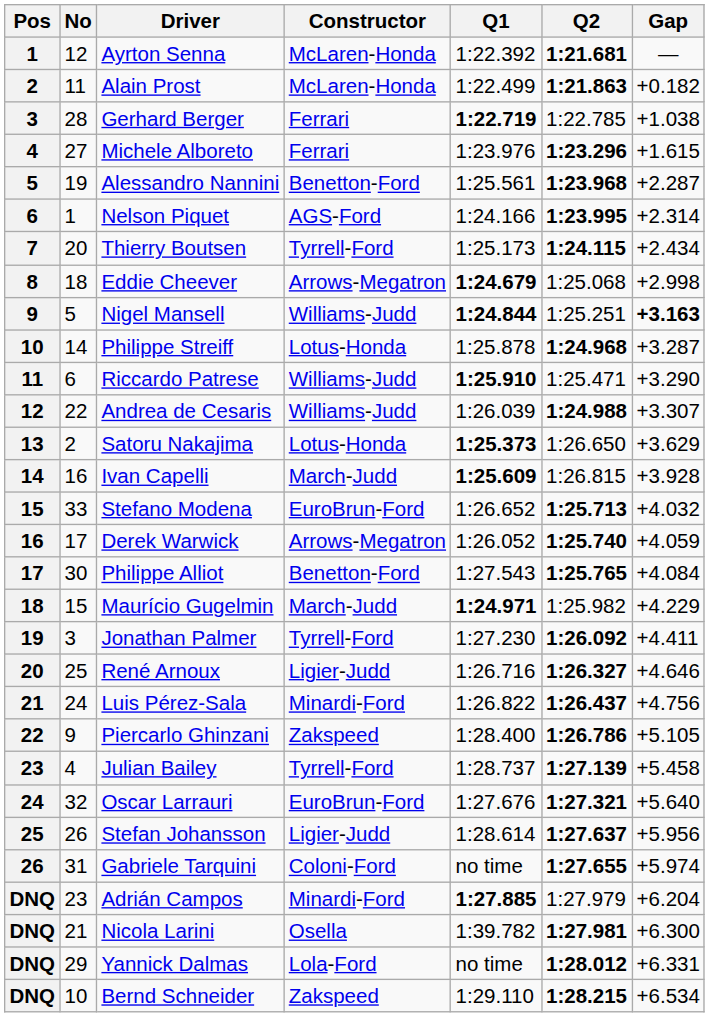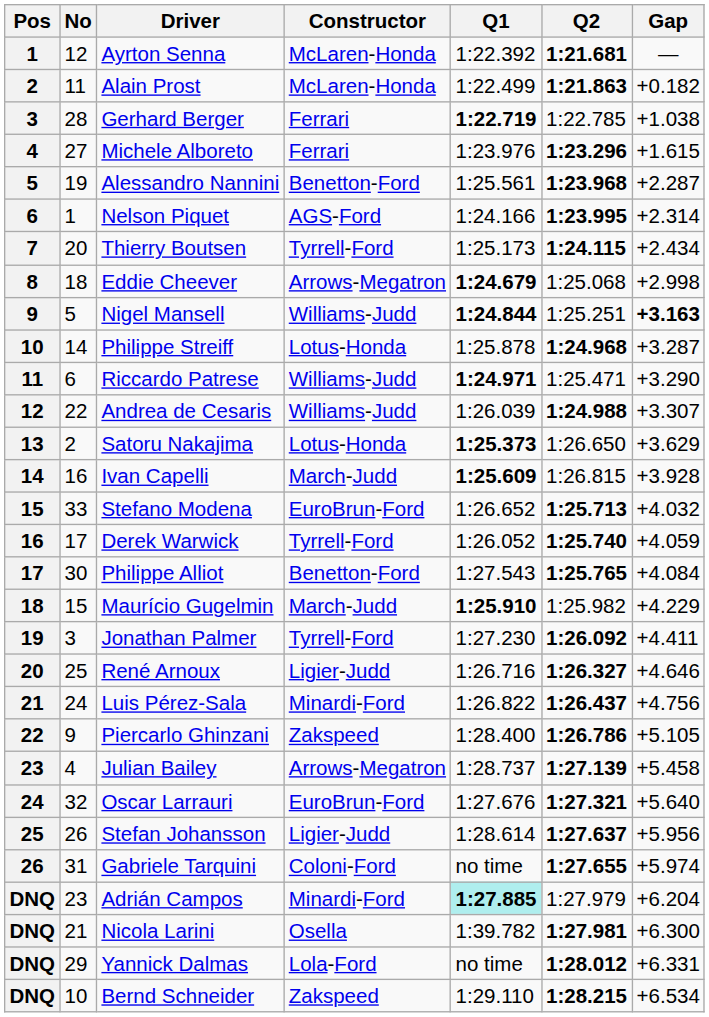(496, 378) 1:25.910 -> (496, 378) 1:24.971
(367, 541) Arrows-Megatron -> (341, 541) Tyrrell-Ford
(496, 606) 1:24.971 -> (496, 606) 1:25.910
(341, 768) Tyrrell-Ford -> (367, 768) Arrows-Megatron
(496, 898) no background -> (496, 898) paleturquoise background
